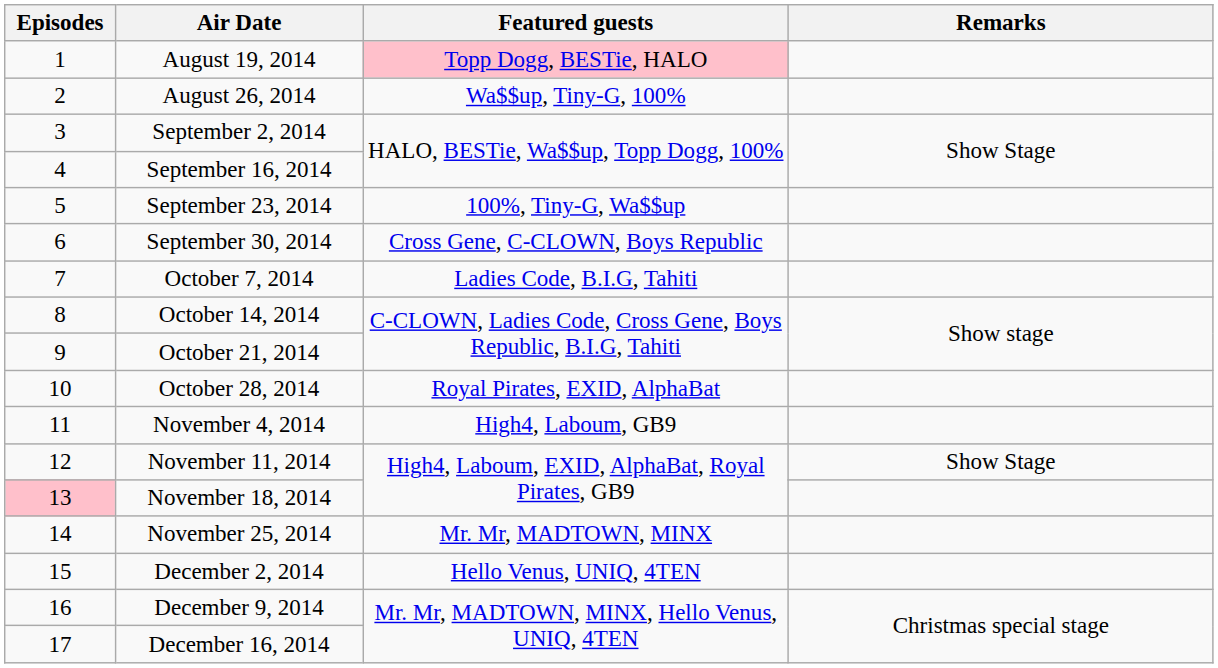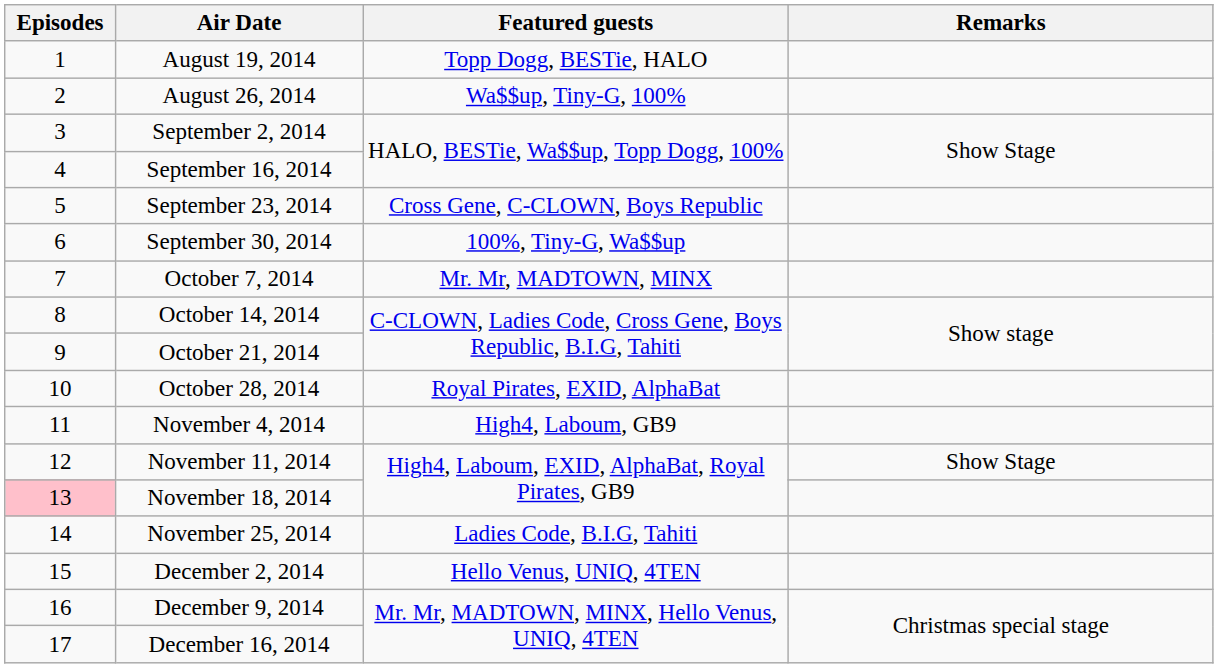(576, 59) pink background -> (576, 59) no background
(576, 205) 100%, Tiny-G, Wa$$up -> (576, 205) Cross Gene, C-CLOWN, Boys Republic
(576, 242) Cross Gene, C-CLOWN, Boys Republic -> (576, 242) 100%, Tiny-G, Wa$$up
(576, 278) Ladies Code, B.I.G, Tahiti -> (576, 278) Mr. Mr, MADTOWN, MINX
(576, 534) Mr. Mr, MADTOWN, MINX -> (576, 534) Ladies Code, B.I.G, Tahiti
